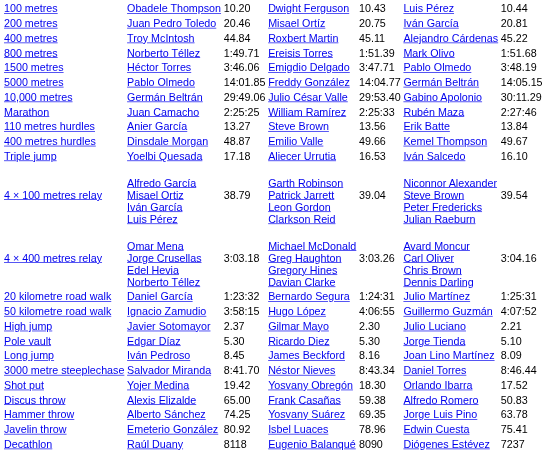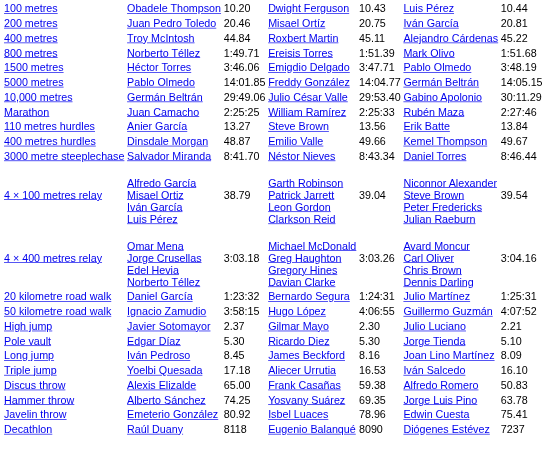rows swapped: (64, 371) <-> (30, 156)
- row: (24, 385)
